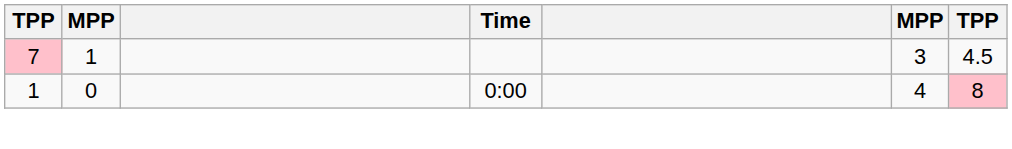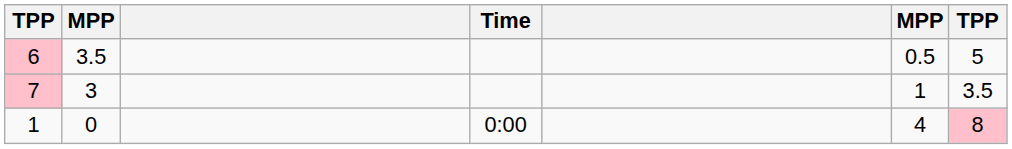+ row: (33, 56)
(91, 56) 1 -> (91, 90) 3
(920, 56) 3 -> (920, 90) 1
(978, 56) 4.5 -> (978, 90) 3.5
